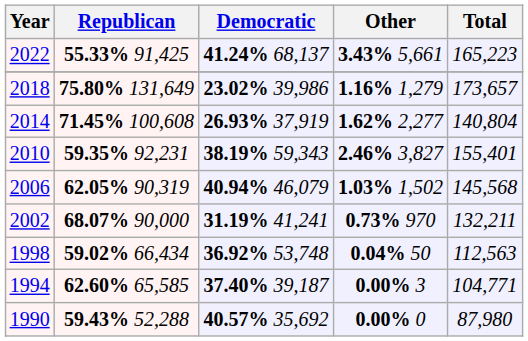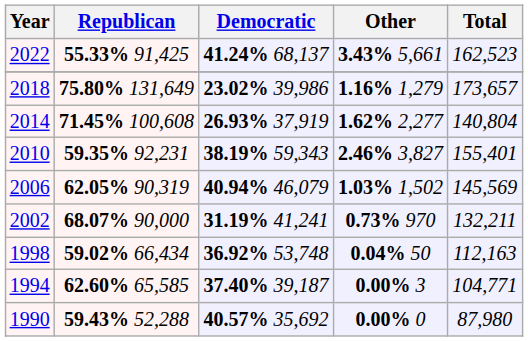(485, 55) 165,223 -> (485, 55) 162,523
(485, 187) 145,568 -> (485, 187) 145,569
(485, 253) 112,563 -> (485, 253) 112,163
